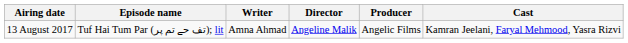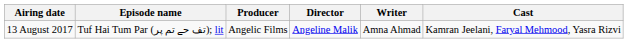columns swapped: (257, 12) <-> (391, 12)
